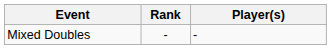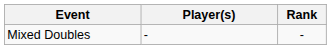columns swapped: (258, 15) <-> (165, 15)
